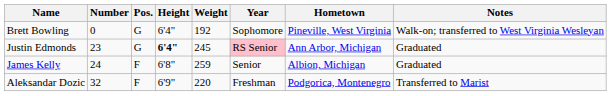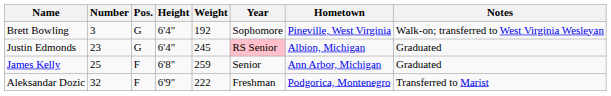(93, 30) 0 -> (93, 30) 3
(168, 47) bold -> (167, 47) normal
(335, 47) Ann Arbor, Michigan -> (326, 47) Albion, Michigan
(96, 64) 24 -> (96, 64) 25
(326, 64) Albion, Michigan -> (335, 64) Ann Arbor, Michigan
(202, 82) 220 -> (202, 82) 222
